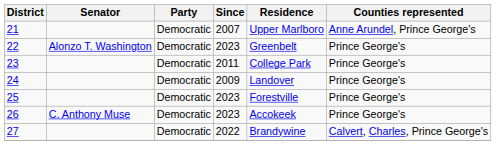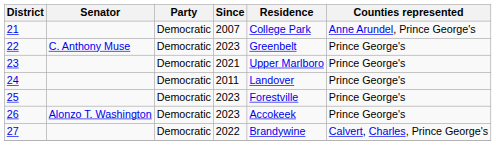(287, 30) Upper Marlboro -> (280, 30) College Park
(100, 47) Alonzo T. Washington -> (89, 47) C. Anthony Muse
(227, 64) 2011 -> (228, 64) 2021
(280, 64) College Park -> (287, 64) Upper Marlboro
(228, 81) 2009 -> (227, 81) 2011
(89, 115) C. Anthony Muse -> (100, 115) Alonzo T. Washington
